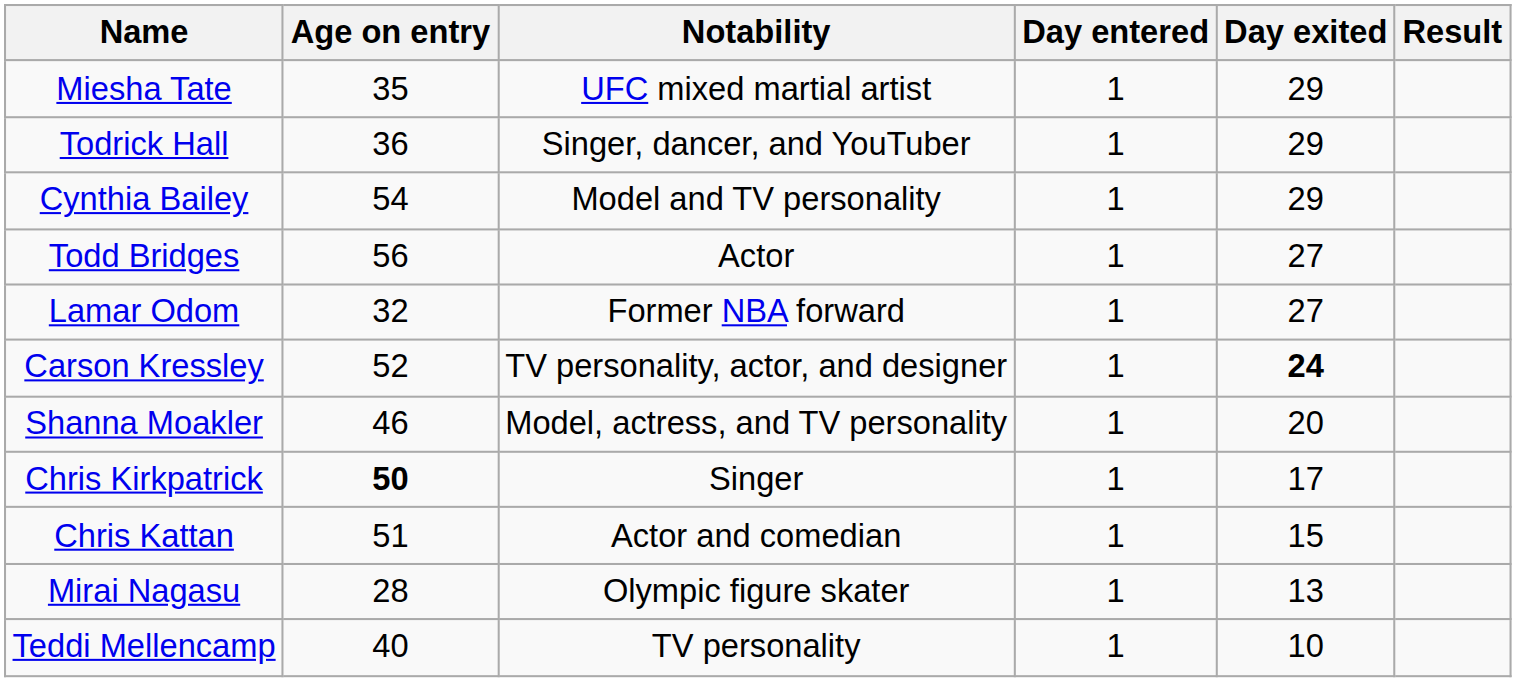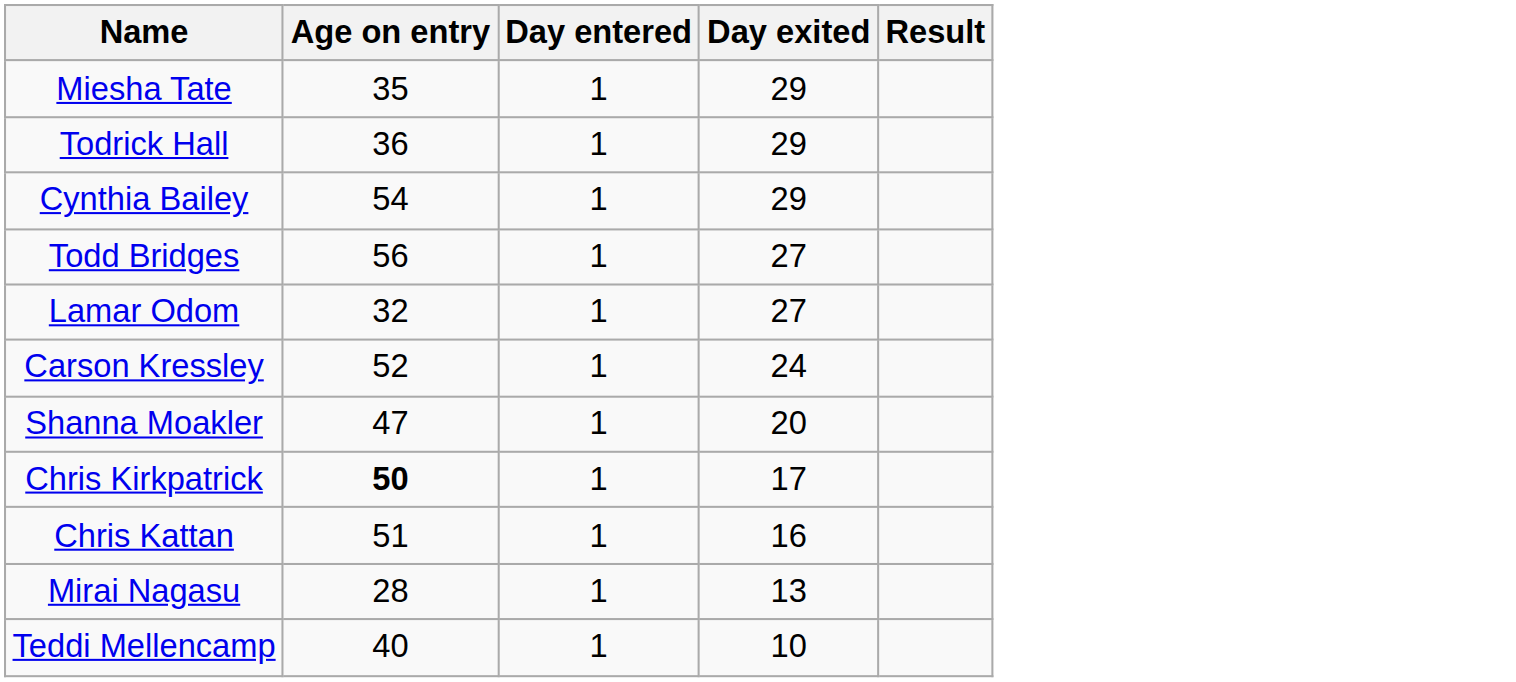- column: (756, 32)
(1306, 367) bold -> (789, 367) normal
(390, 423) 46 -> (390, 423) 47
(1306, 535) 15 -> (789, 535) 16
